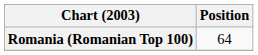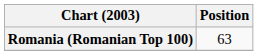(224, 38) 64 -> (224, 38) 63
